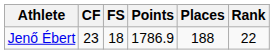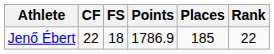(91, 38) 23 -> (91, 38) 22
(203, 38) 188 -> (203, 38) 185
